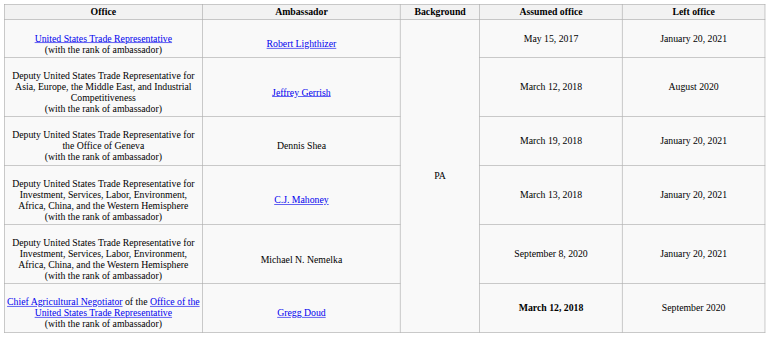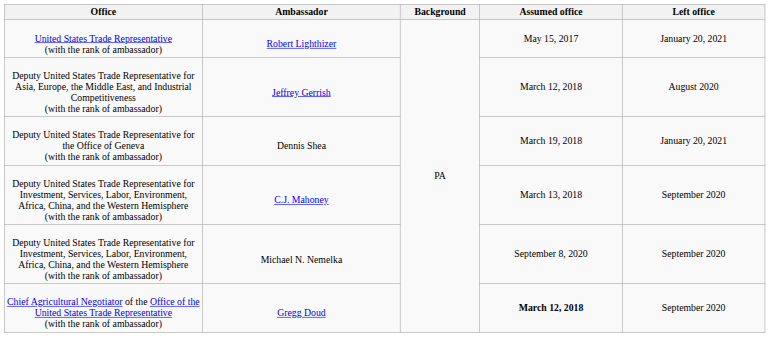(694, 194) January 20, 2021 -> (694, 194) September 2020
(694, 254) January 20, 2021 -> (694, 254) September 2020
